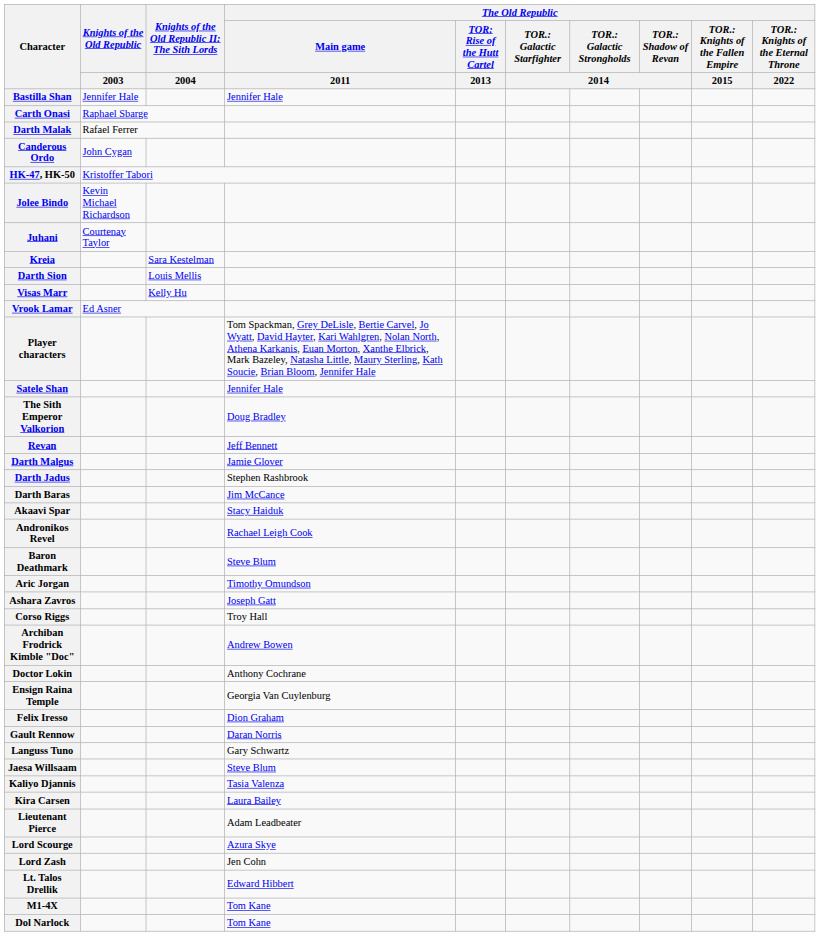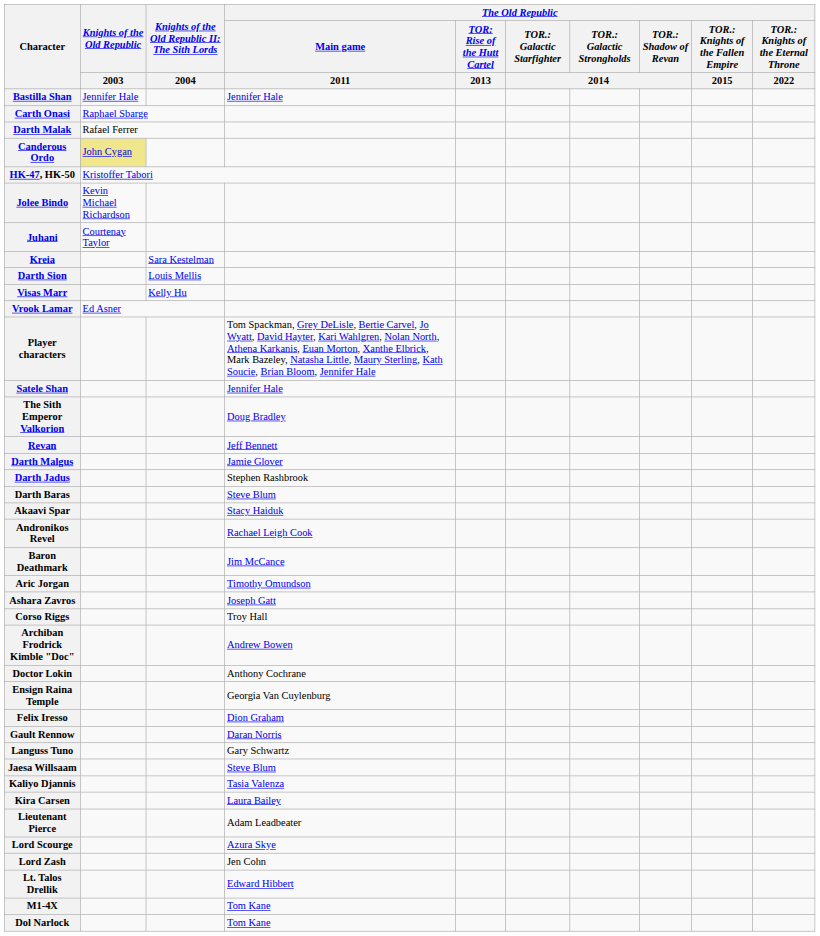(107, 152) no background -> (107, 152) khaki background
(256, 494) Jim McCance -> (251, 494) Steve Blum
(251, 561) Steve Blum -> (256, 561) Jim McCance
